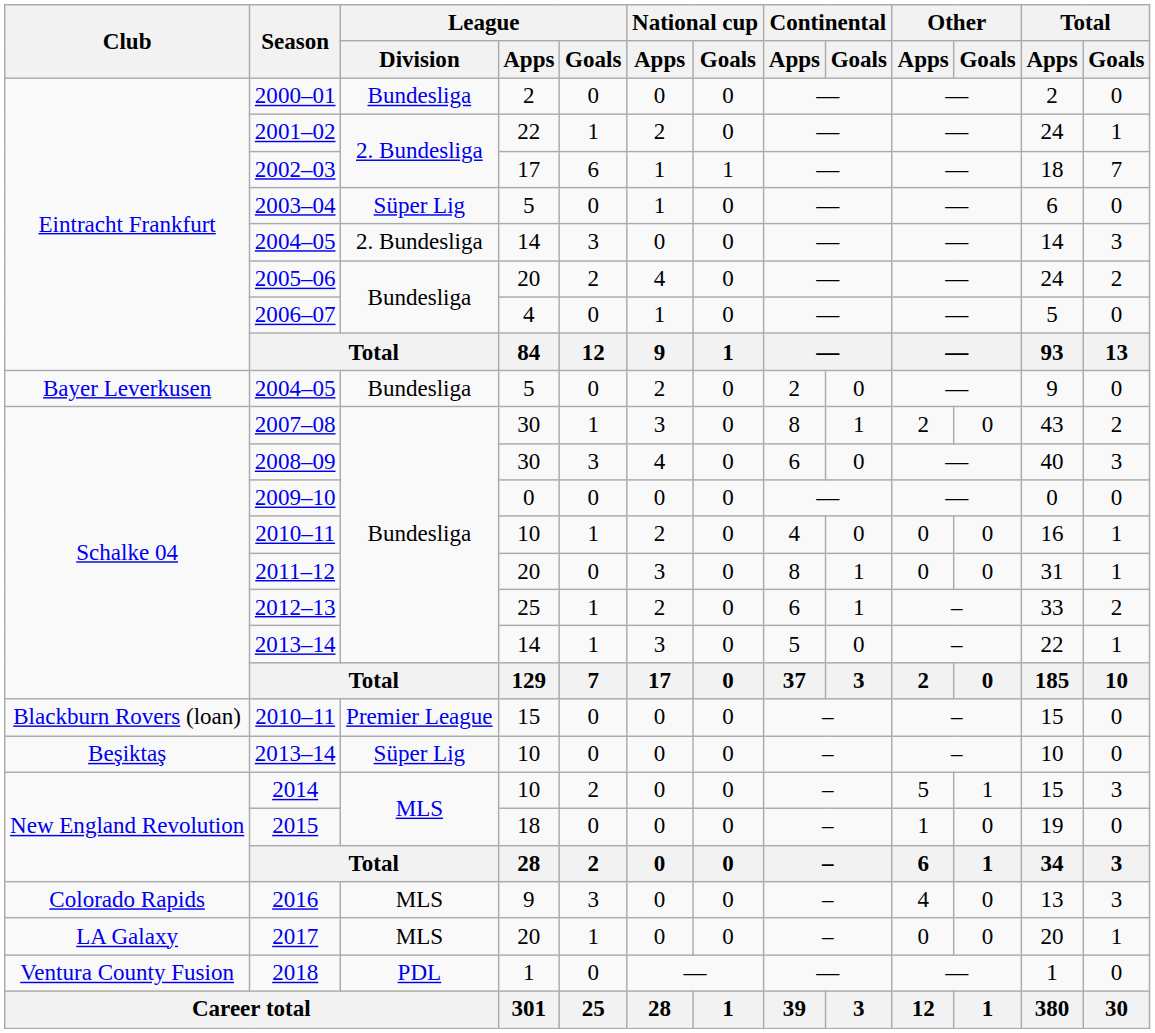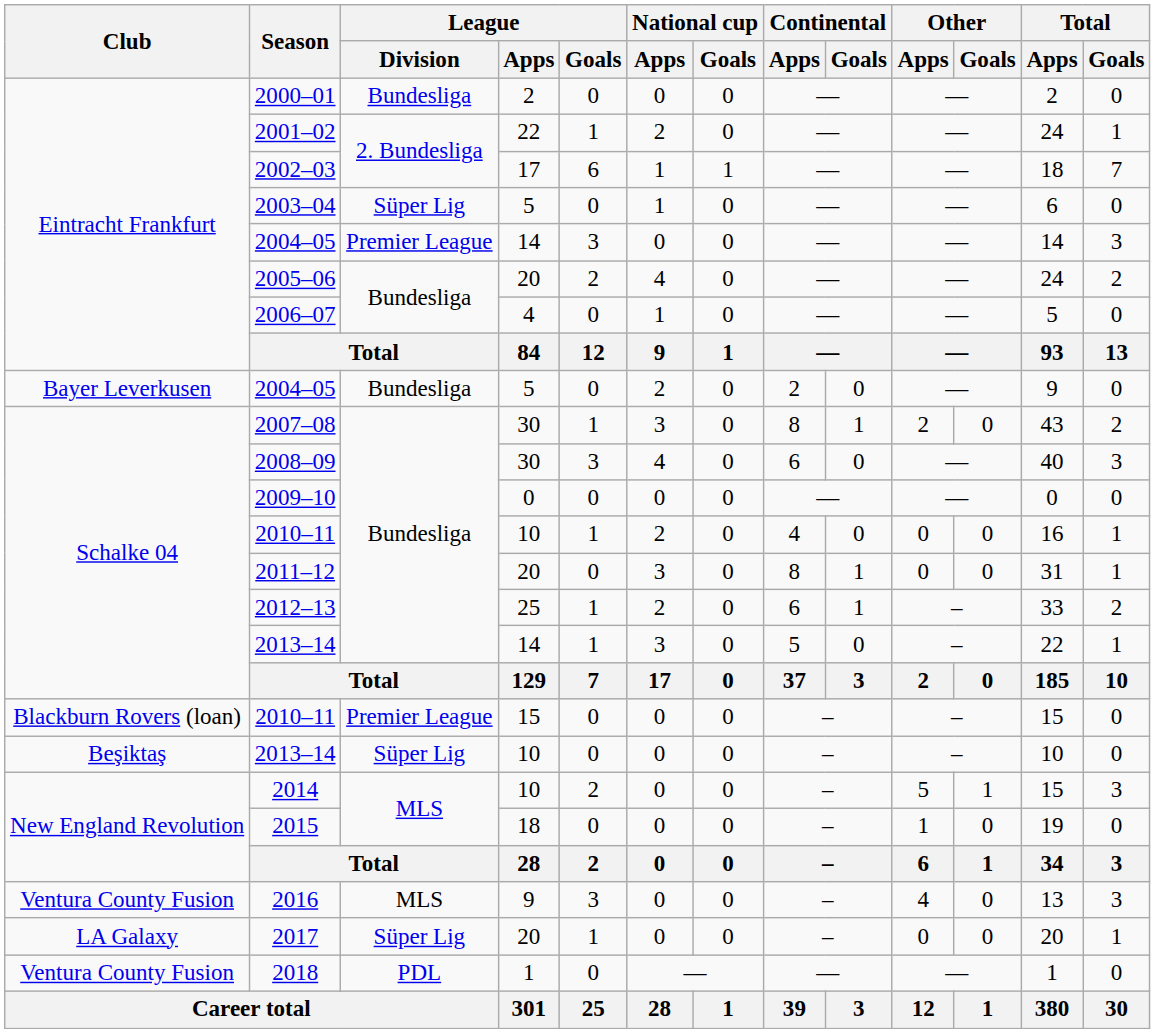(419, 242) 2. Bundesliga -> (419, 242) Premier League
(127, 899) Colorado Rapids -> (127, 899) Ventura County Fusion
(419, 936) MLS -> (419, 936) Süper Lig
